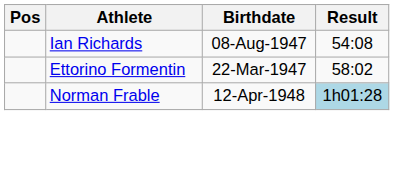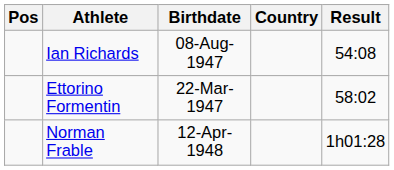+ column: (287, 17)
(352, 95) lightblue background -> (356, 142) no background
